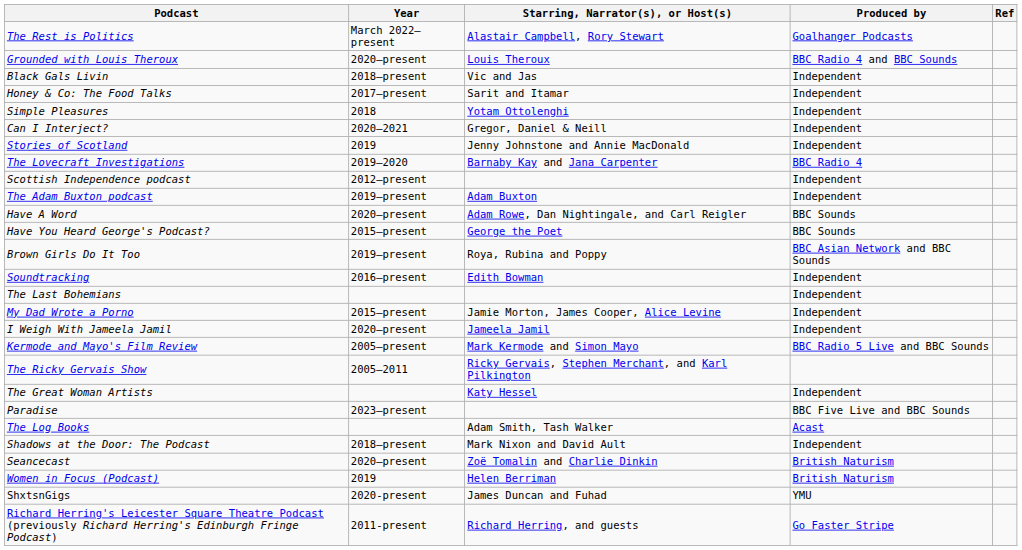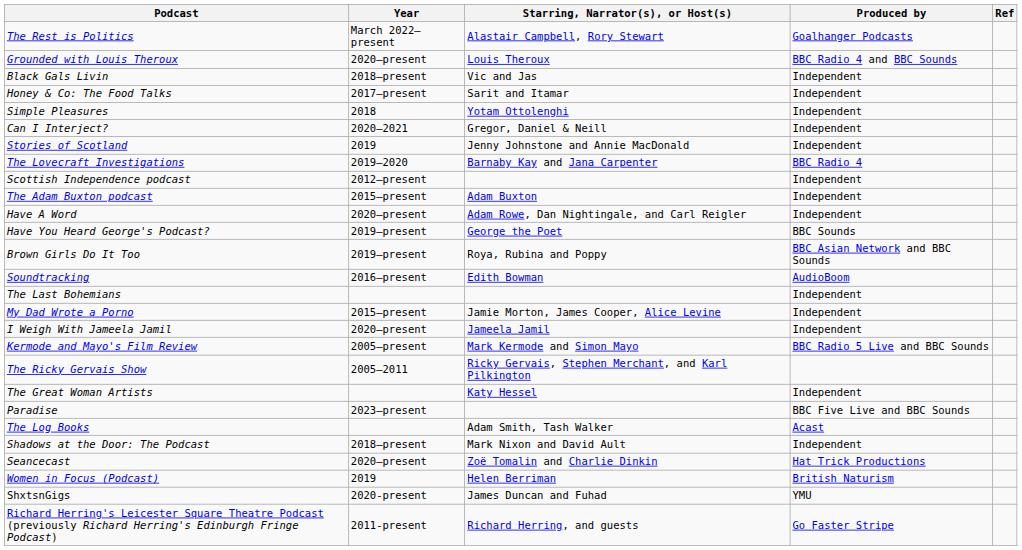(389, 197) 2019–present -> (389, 197) 2015–present
(824, 214) BBC Sounds -> (827, 214) Independent
(389, 231) 2015–present -> (389, 231) 2019–present
(827, 278) Independent -> (821, 278) AudioBoom
(843, 461) British Naturism -> (859, 461) Hat Trick Productions
